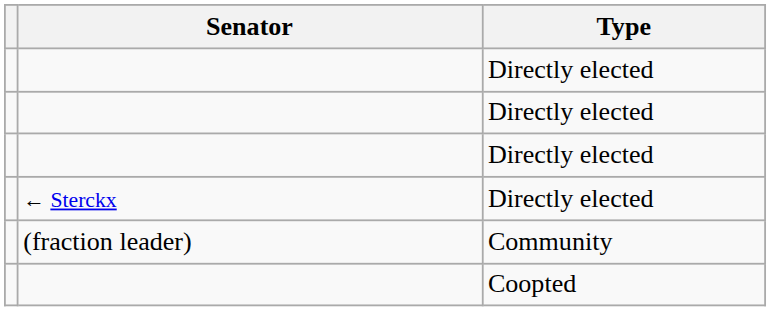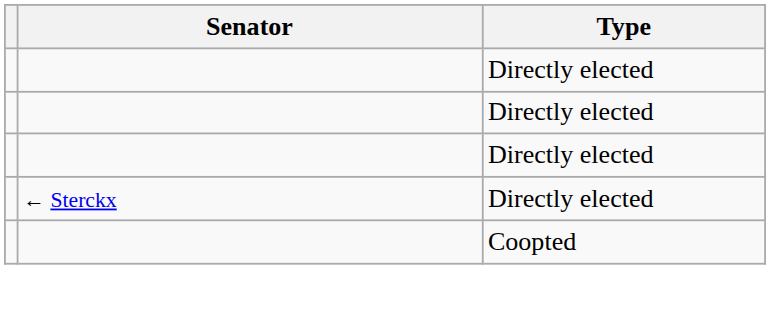- row: (107, 241)
